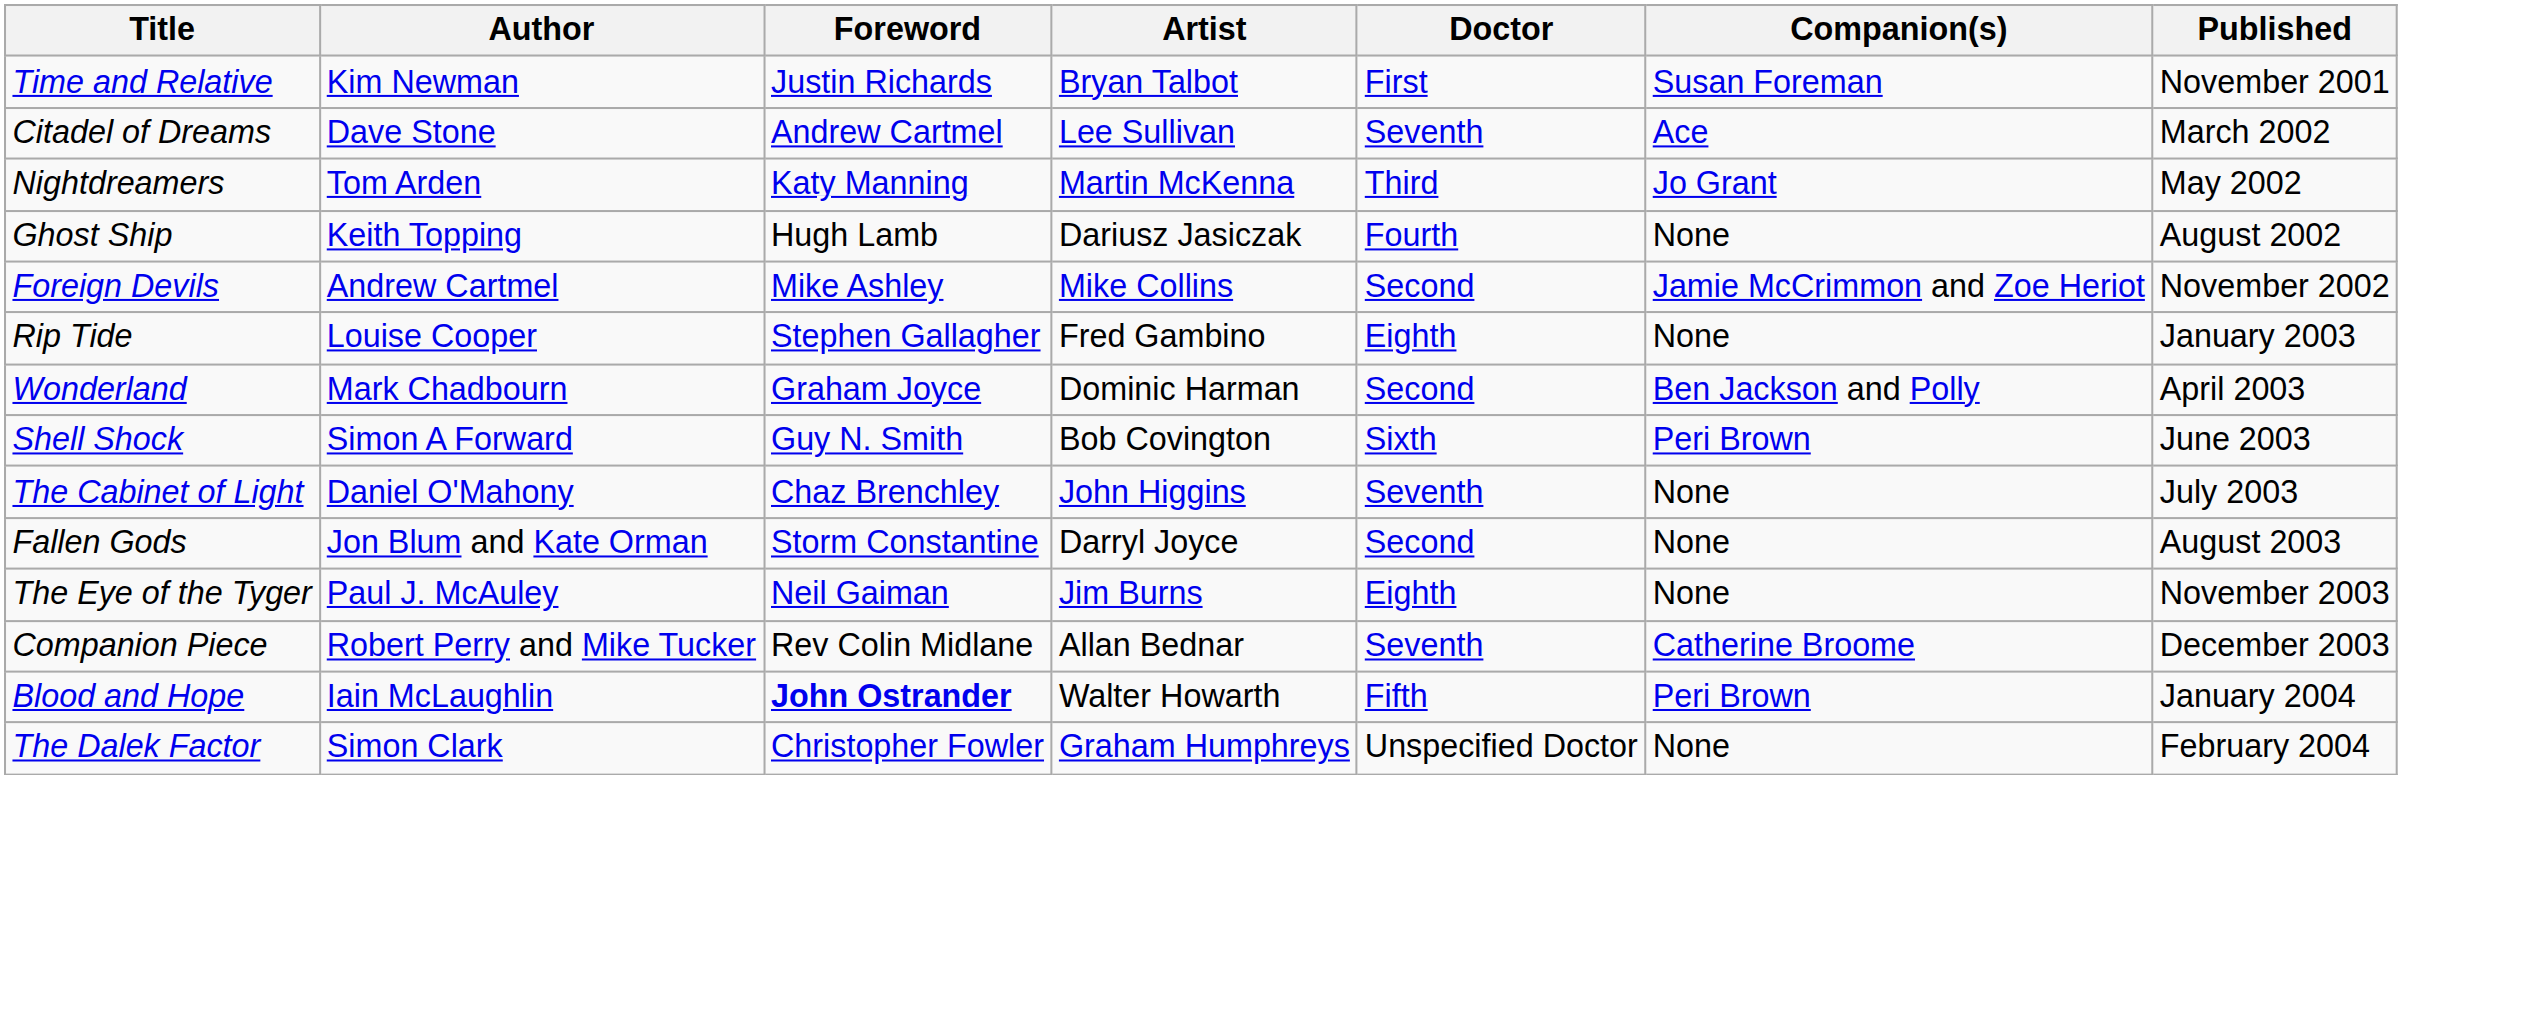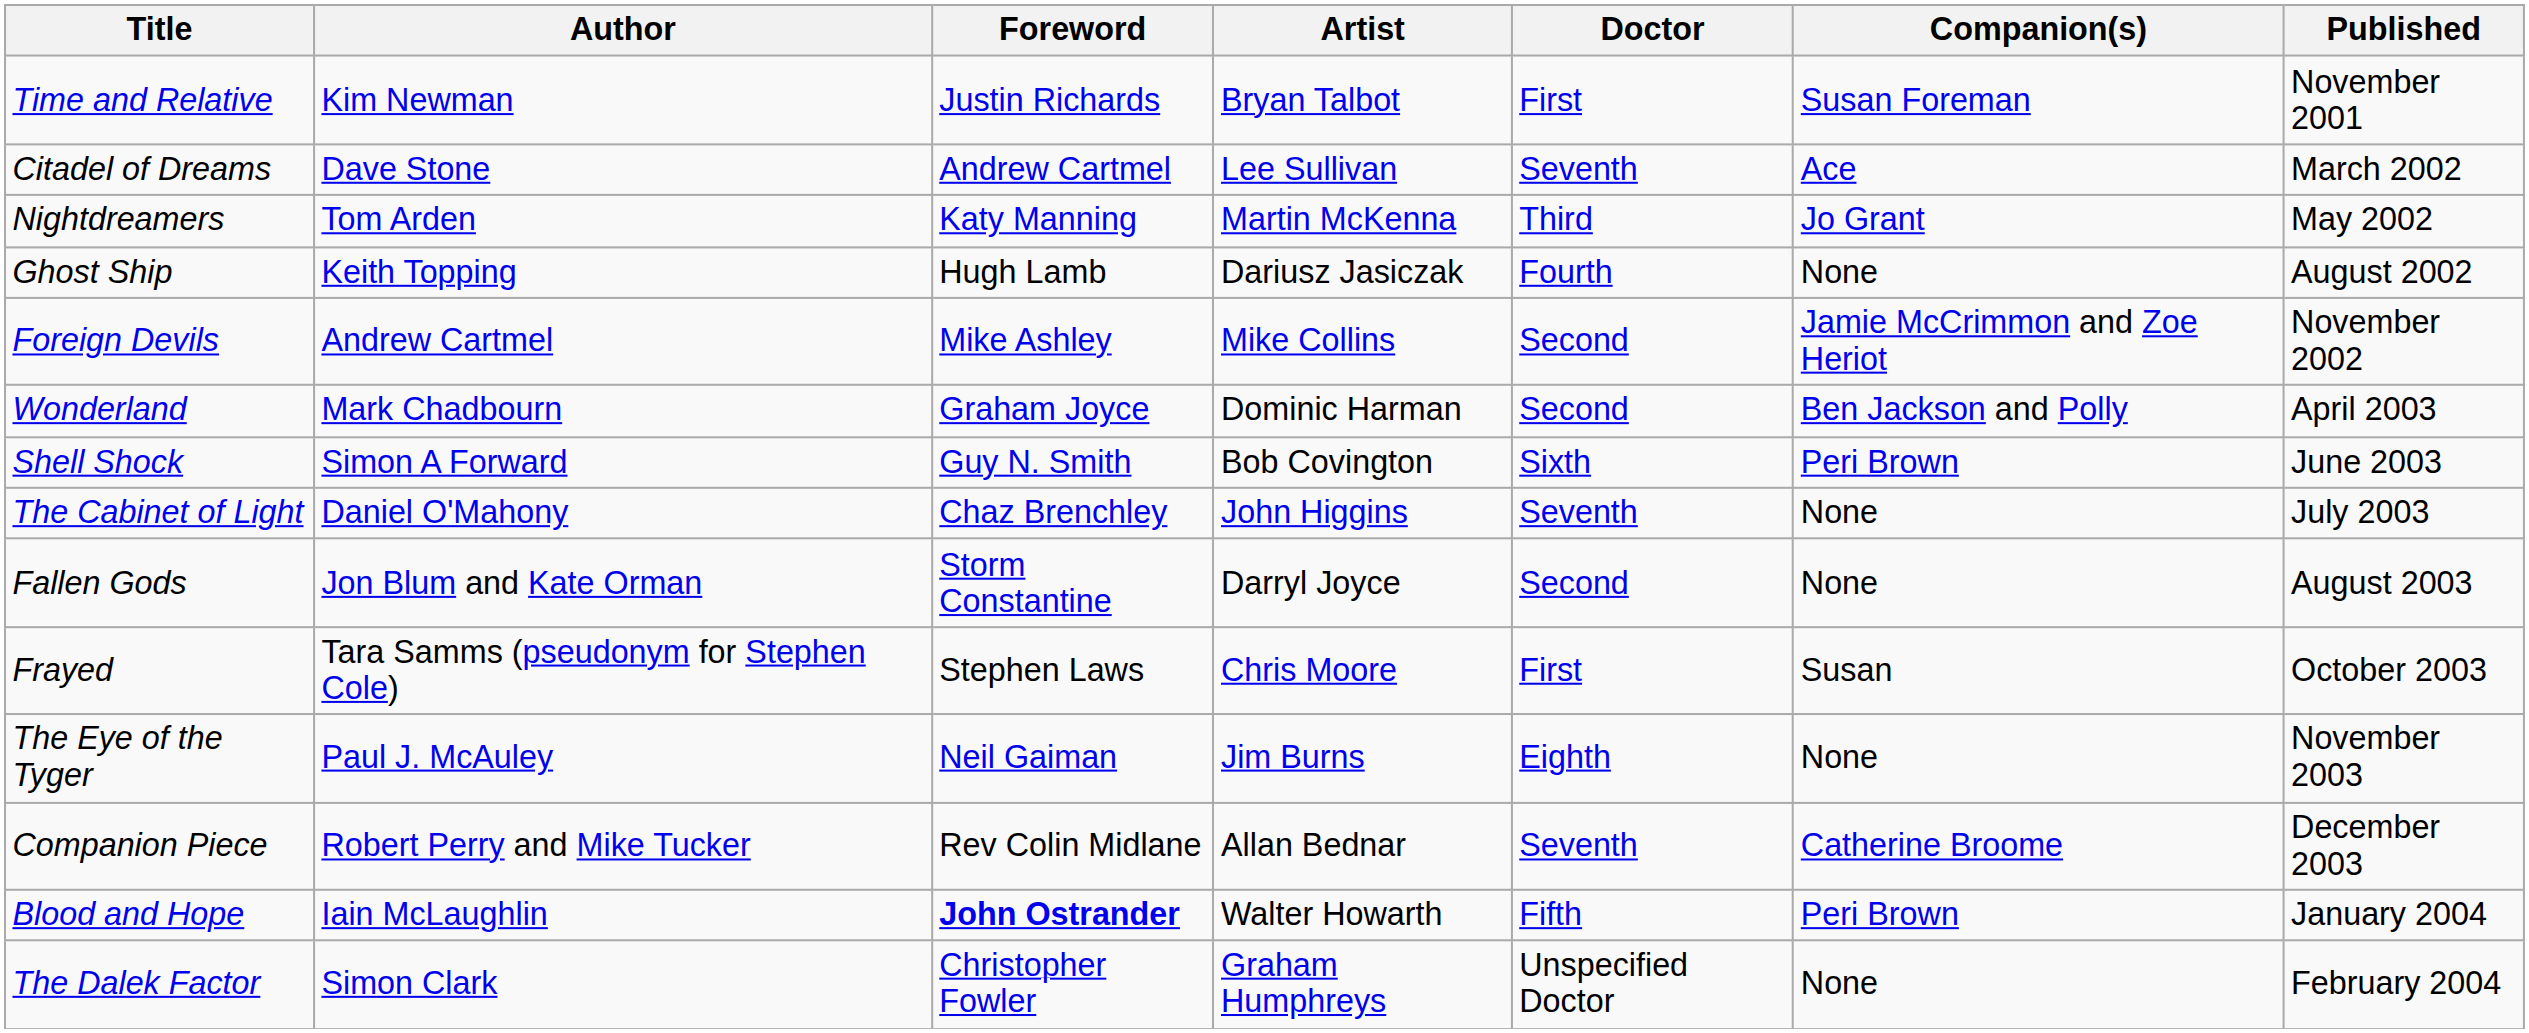- row: (72, 337)
+ row: (63, 669)
